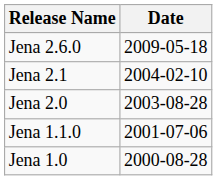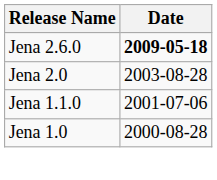(166, 47) normal -> (166, 47) bold
- row: (38, 75)
